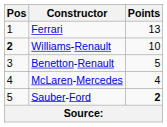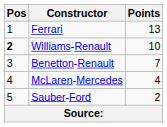(157, 63) 5 -> (157, 63) 7
(157, 97) bold -> (157, 97) normal
